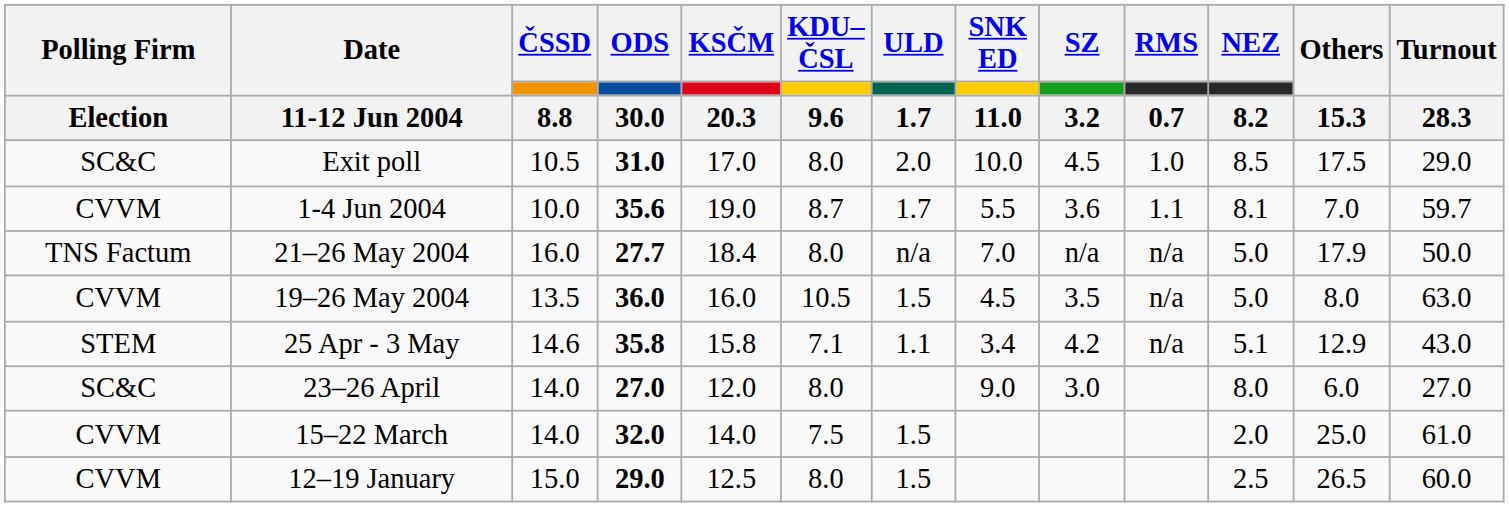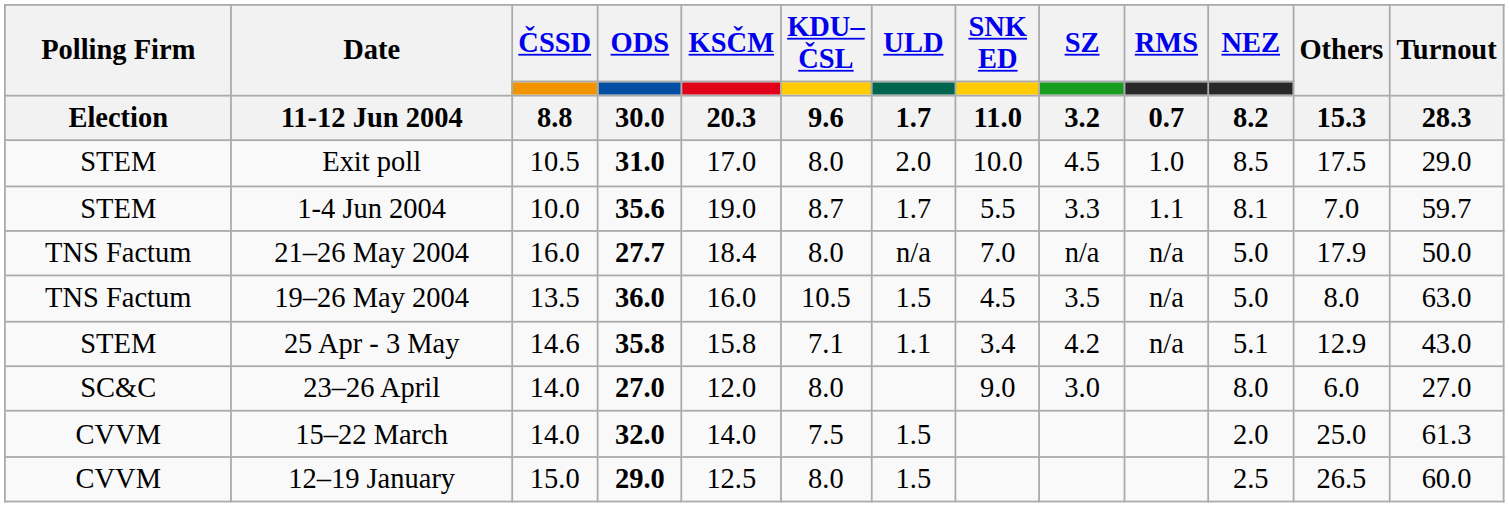(118, 162) SC&C -> (118, 162) STEM
(118, 207) CVVM -> (118, 207) STEM
(1082, 207) 3.6 -> (1082, 207) 3.3
(118, 298) CVVM -> (118, 298) TNS Factum
(1447, 433) 61.0 -> (1447, 433) 61.3
